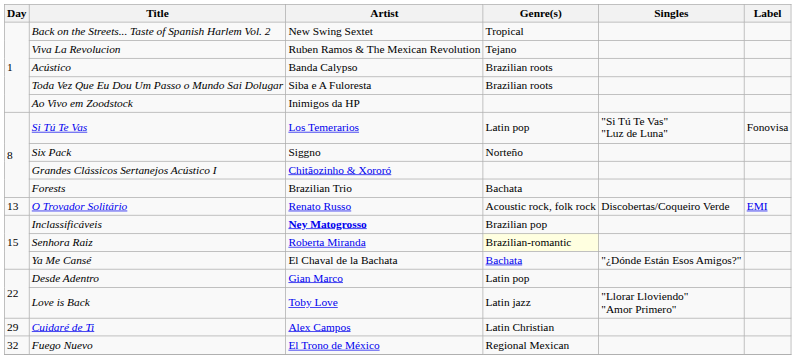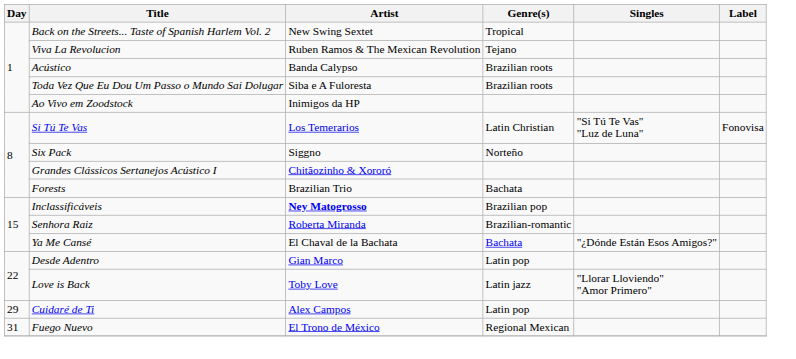(508, 127) Latin pop -> (520, 127) Latin Christian
- row: (80, 206)
(528, 242) lightyellow background -> (528, 224) no background
(520, 327) Latin Christian -> (508, 309) Latin pop
(13, 345) 32 -> (13, 327) 31
